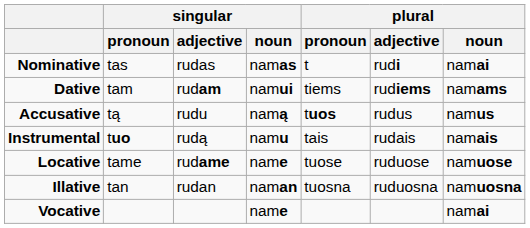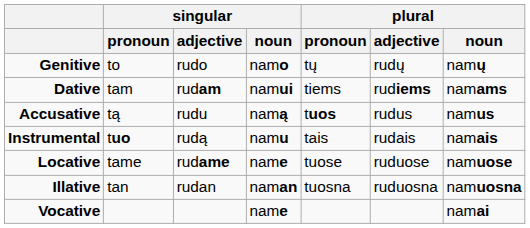- row: (59, 65)
+ row: (70, 65)
